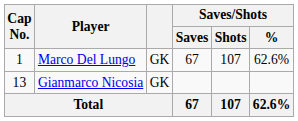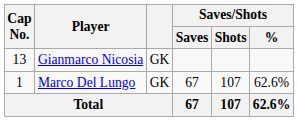rows swapped: (87, 60) <-> (91, 82)
